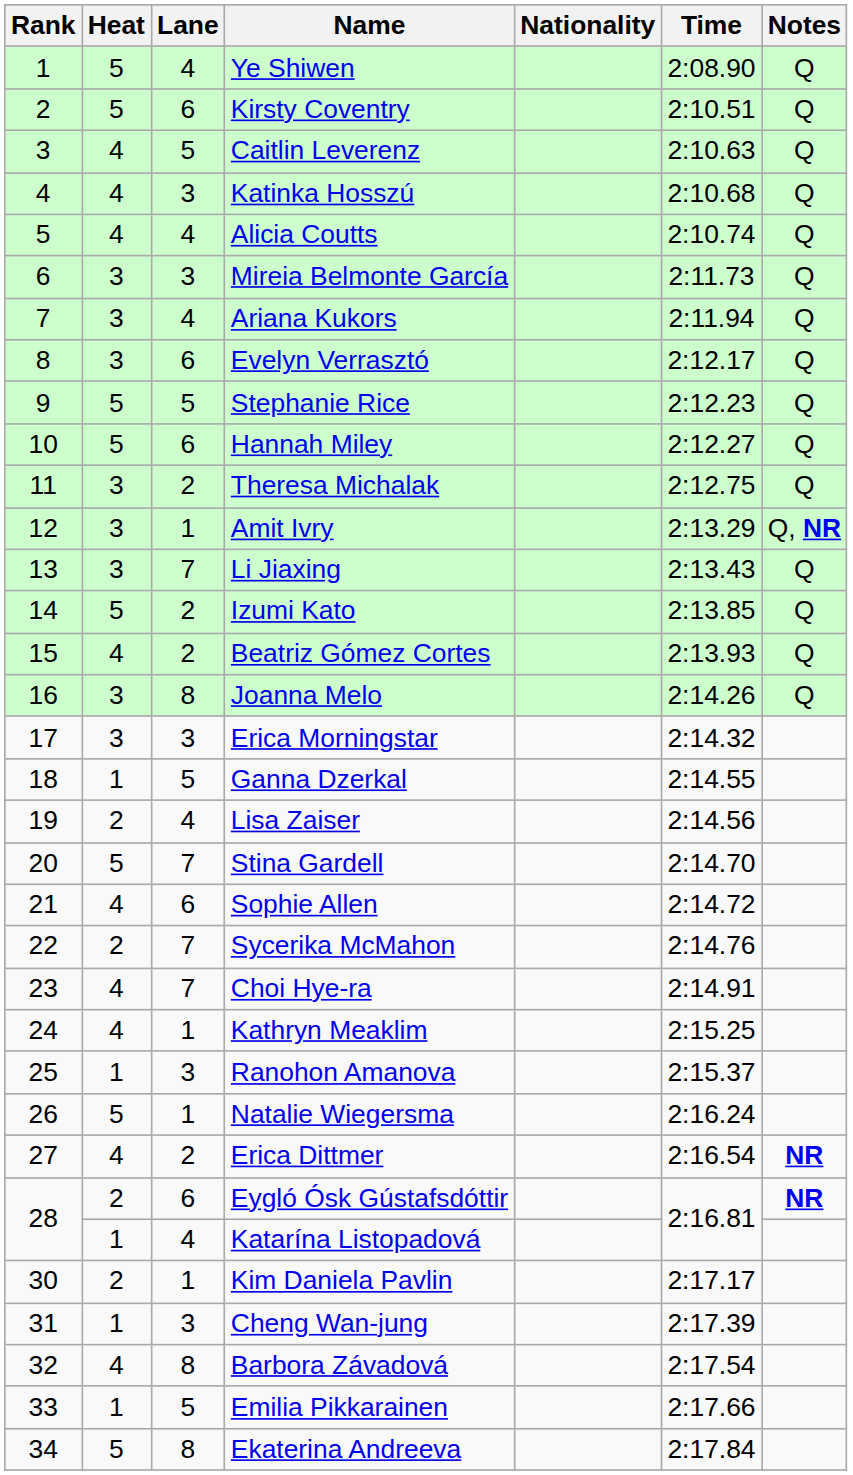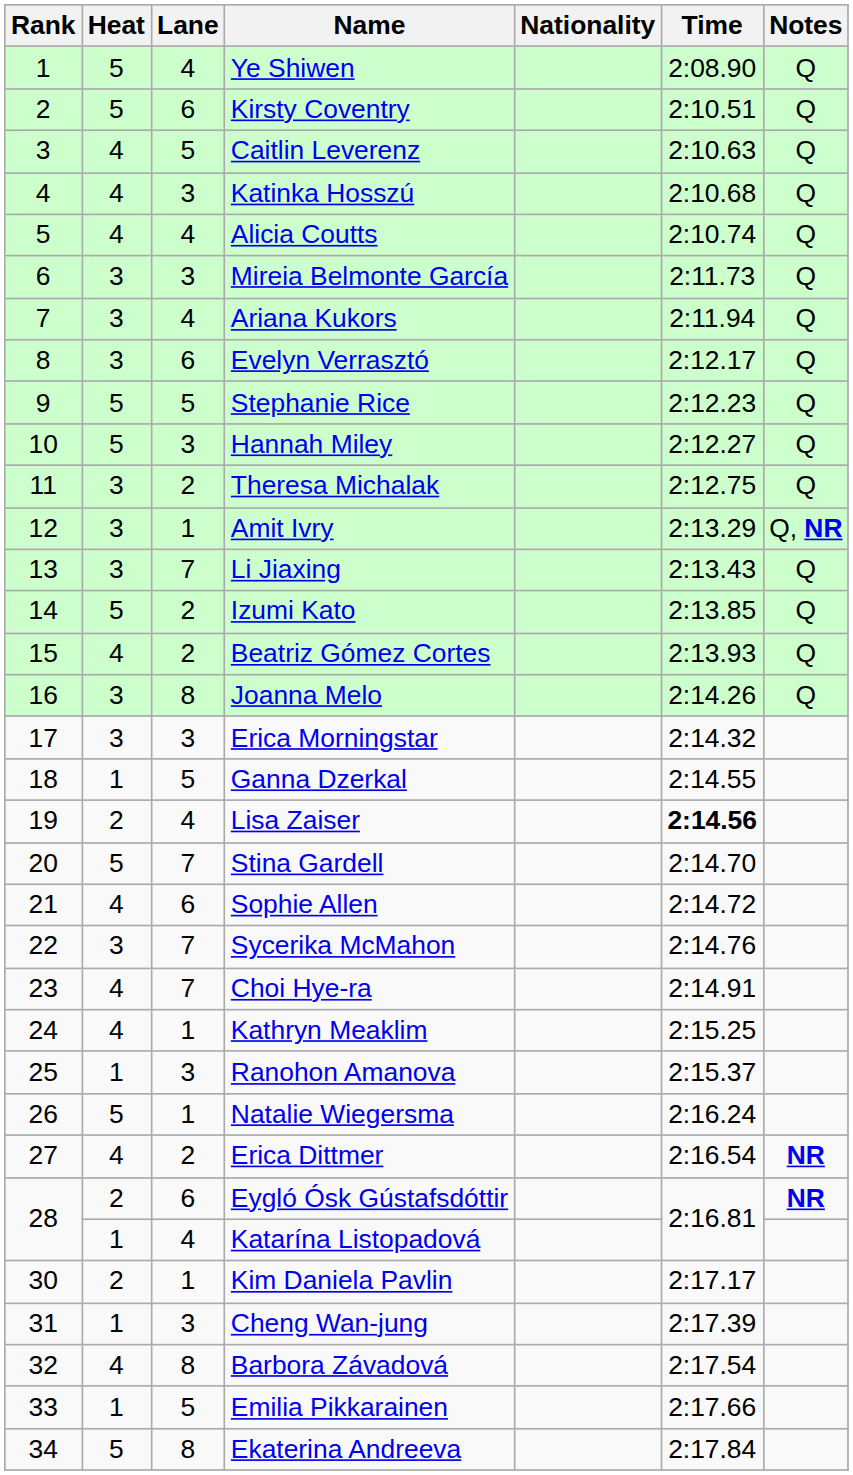(188, 444) 6 -> (188, 444) 3
(711, 820) normal -> (712, 820) bold
(116, 946) 2 -> (116, 946) 3
